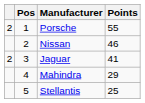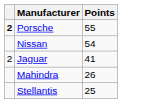- column: (26, 12)
(9, 27) normal -> (9, 27) bold
(113, 43) 46 -> (90, 43) 54
(113, 74) 29 -> (90, 74) 26
